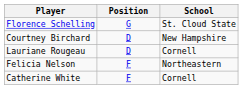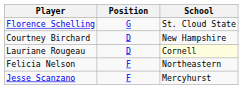(179, 51) no background -> (179, 51) lightyellow background
+ row: (41, 78)
- row: (43, 78)
